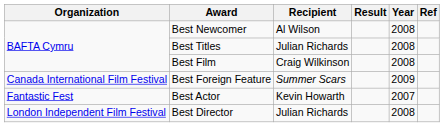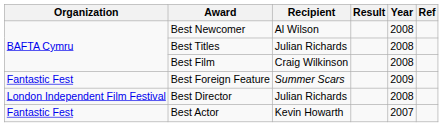(87, 79) Canada International Film Festival -> (40, 79) Fantastic Fest
rows swapped: (202, 113) <-> (196, 96)
